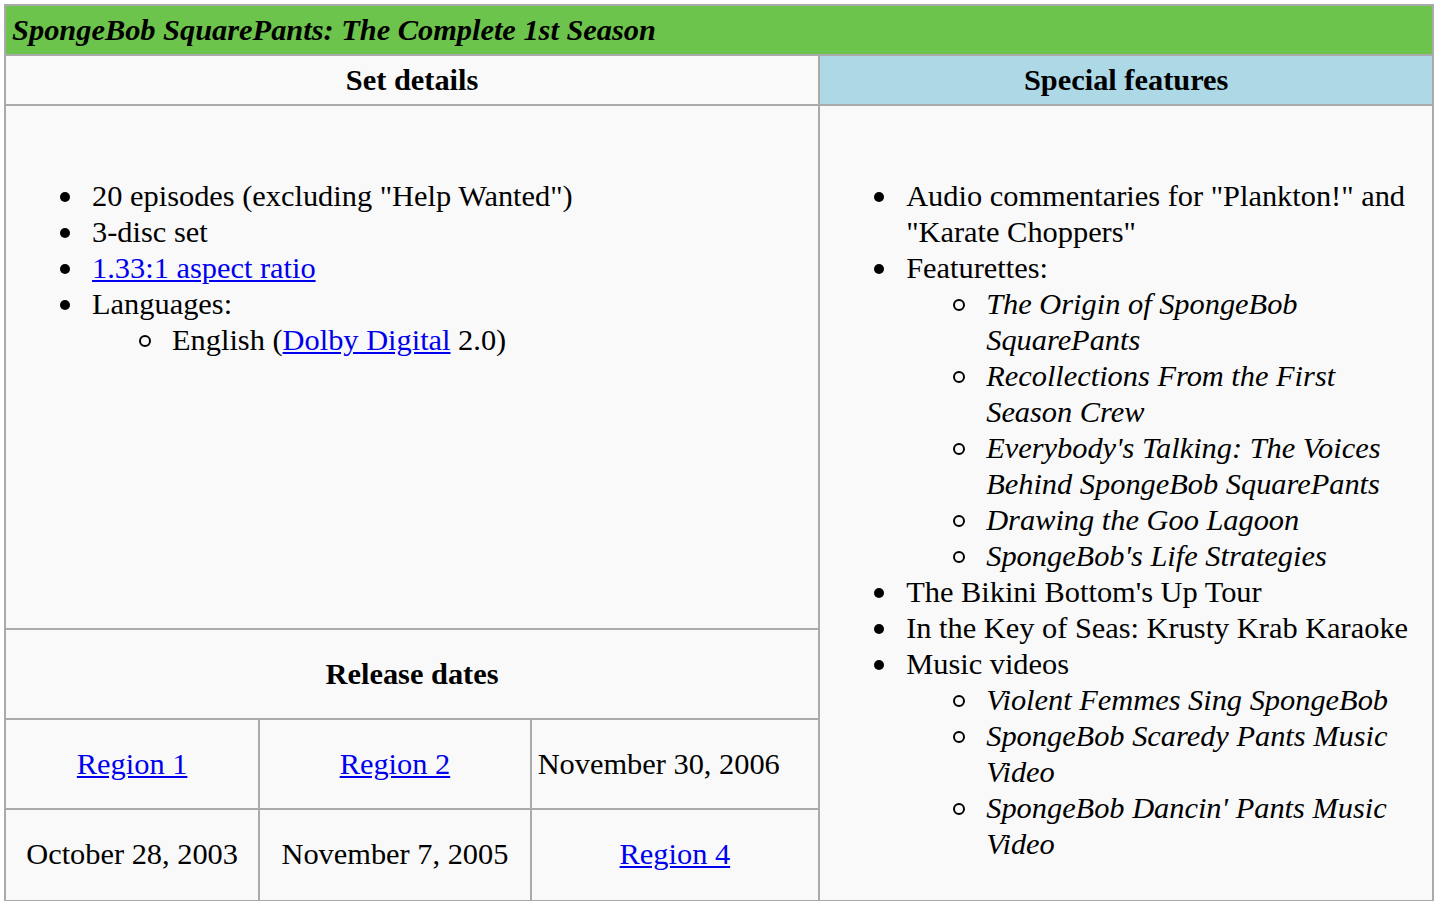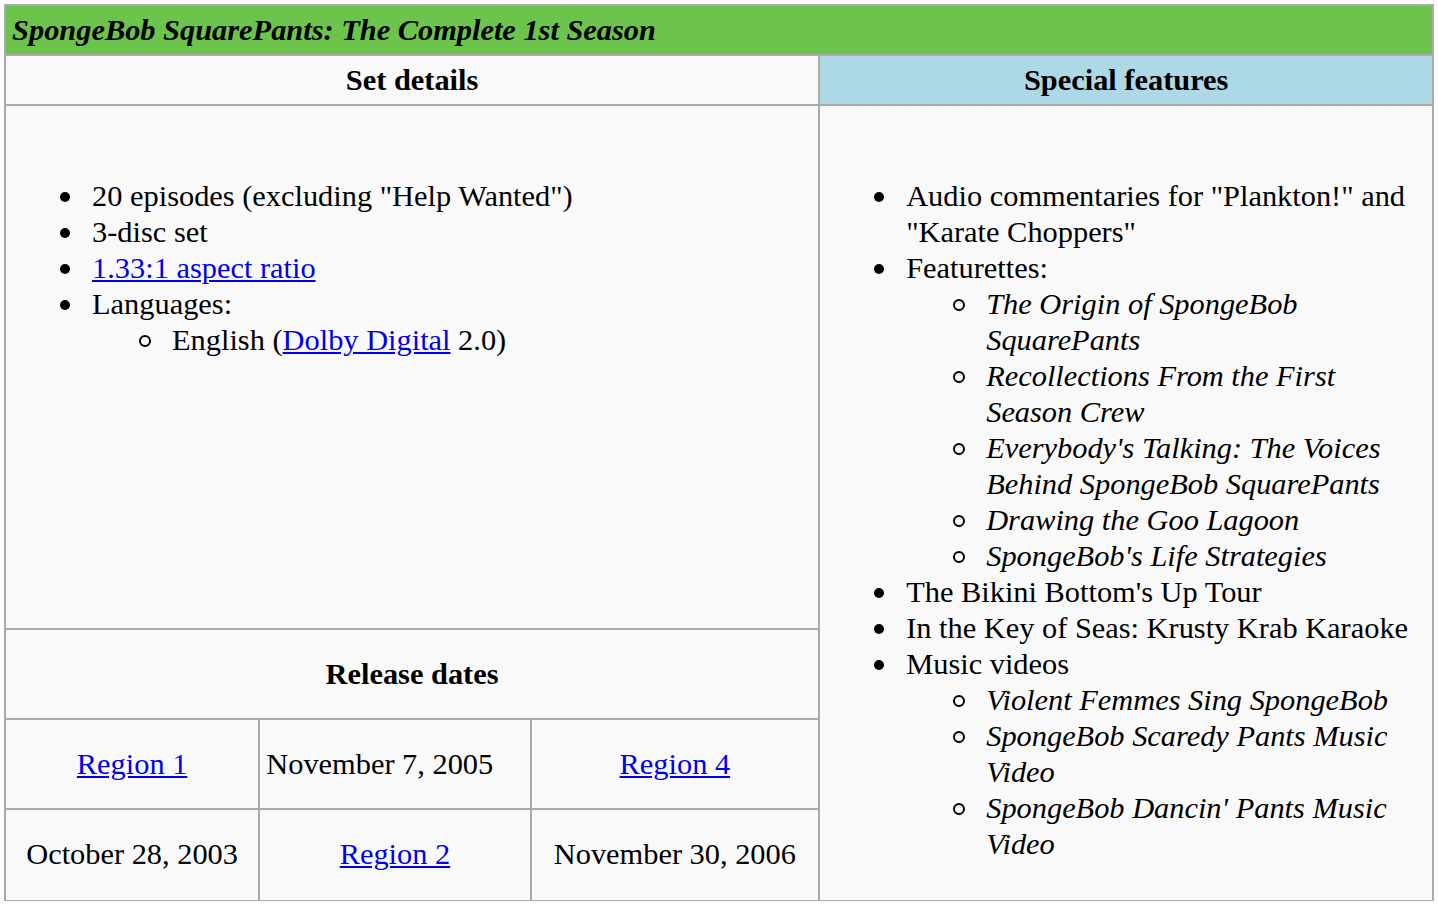(395, 764) Region 2 -> (380, 764) November 7, 2005
(659, 764) November 30, 2006 -> (675, 764) Region 4
(395, 854) November 7, 2005 -> (395, 854) Region 2
(675, 854) Region 4 -> (675, 854) November 30, 2006
